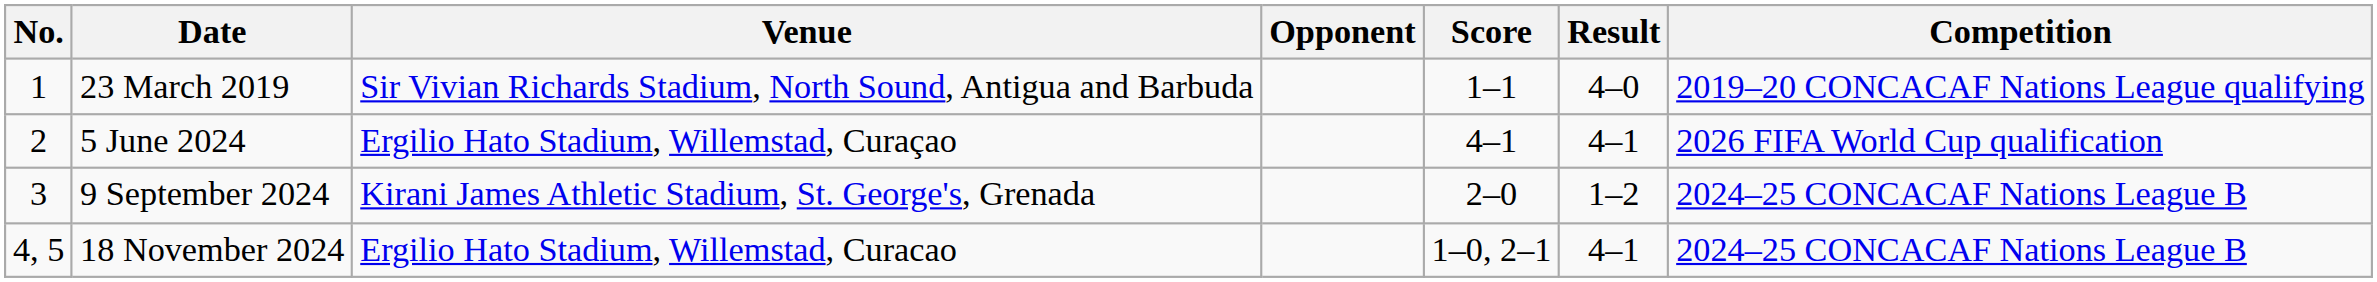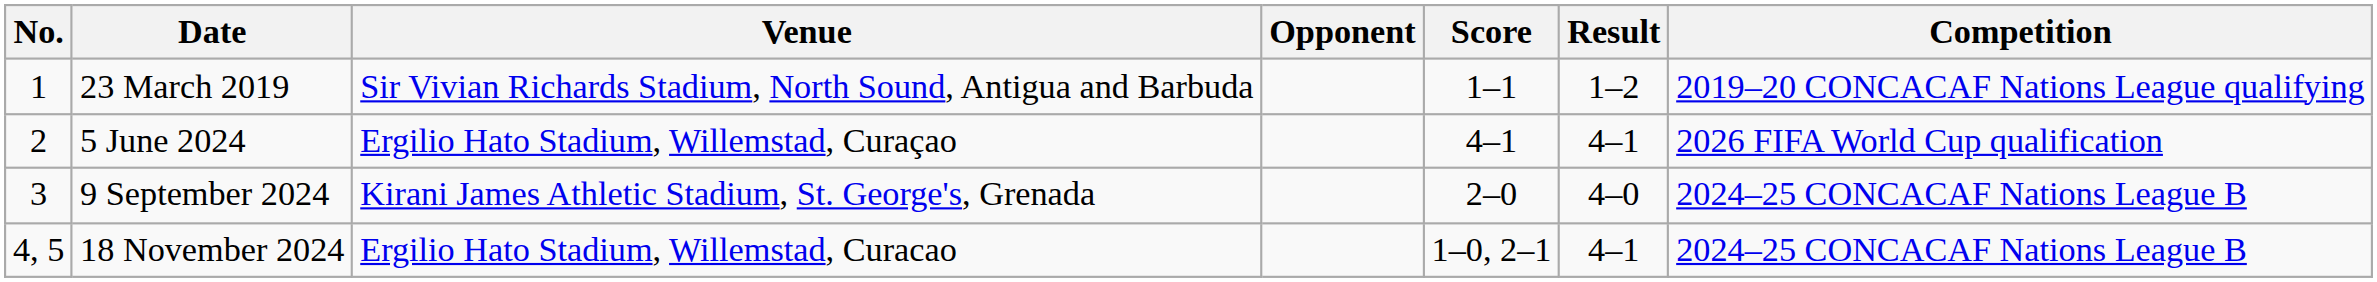(1614, 85) 4–0 -> (1614, 85) 1–2
(1614, 194) 1–2 -> (1614, 194) 4–0
